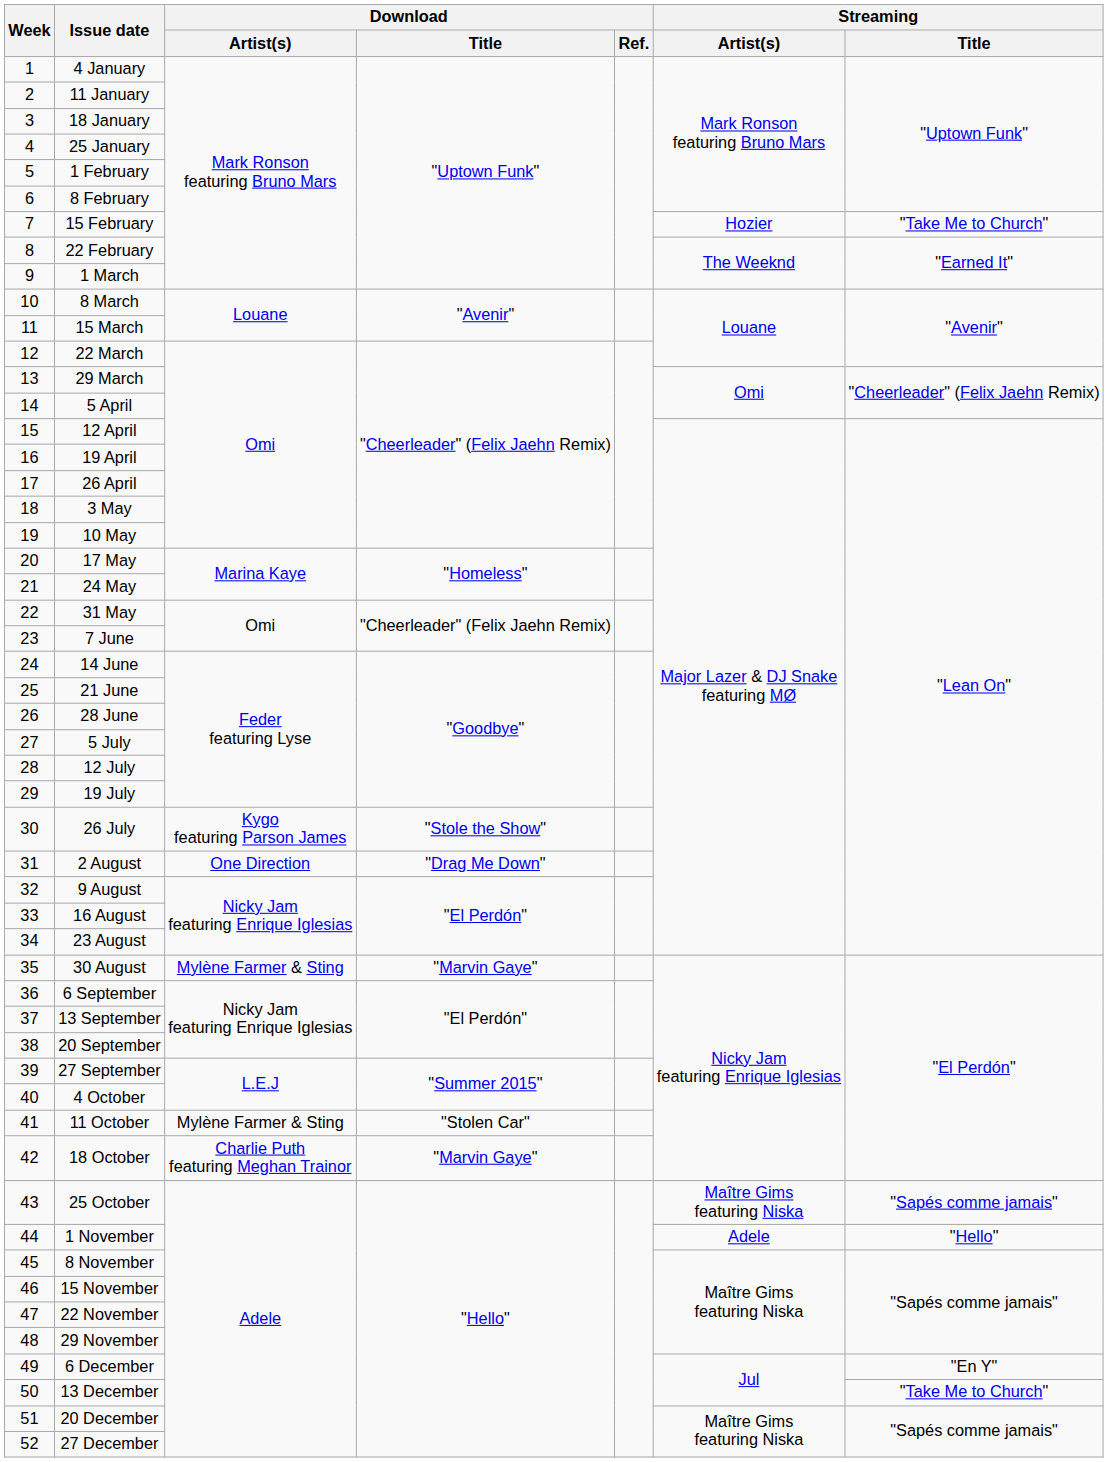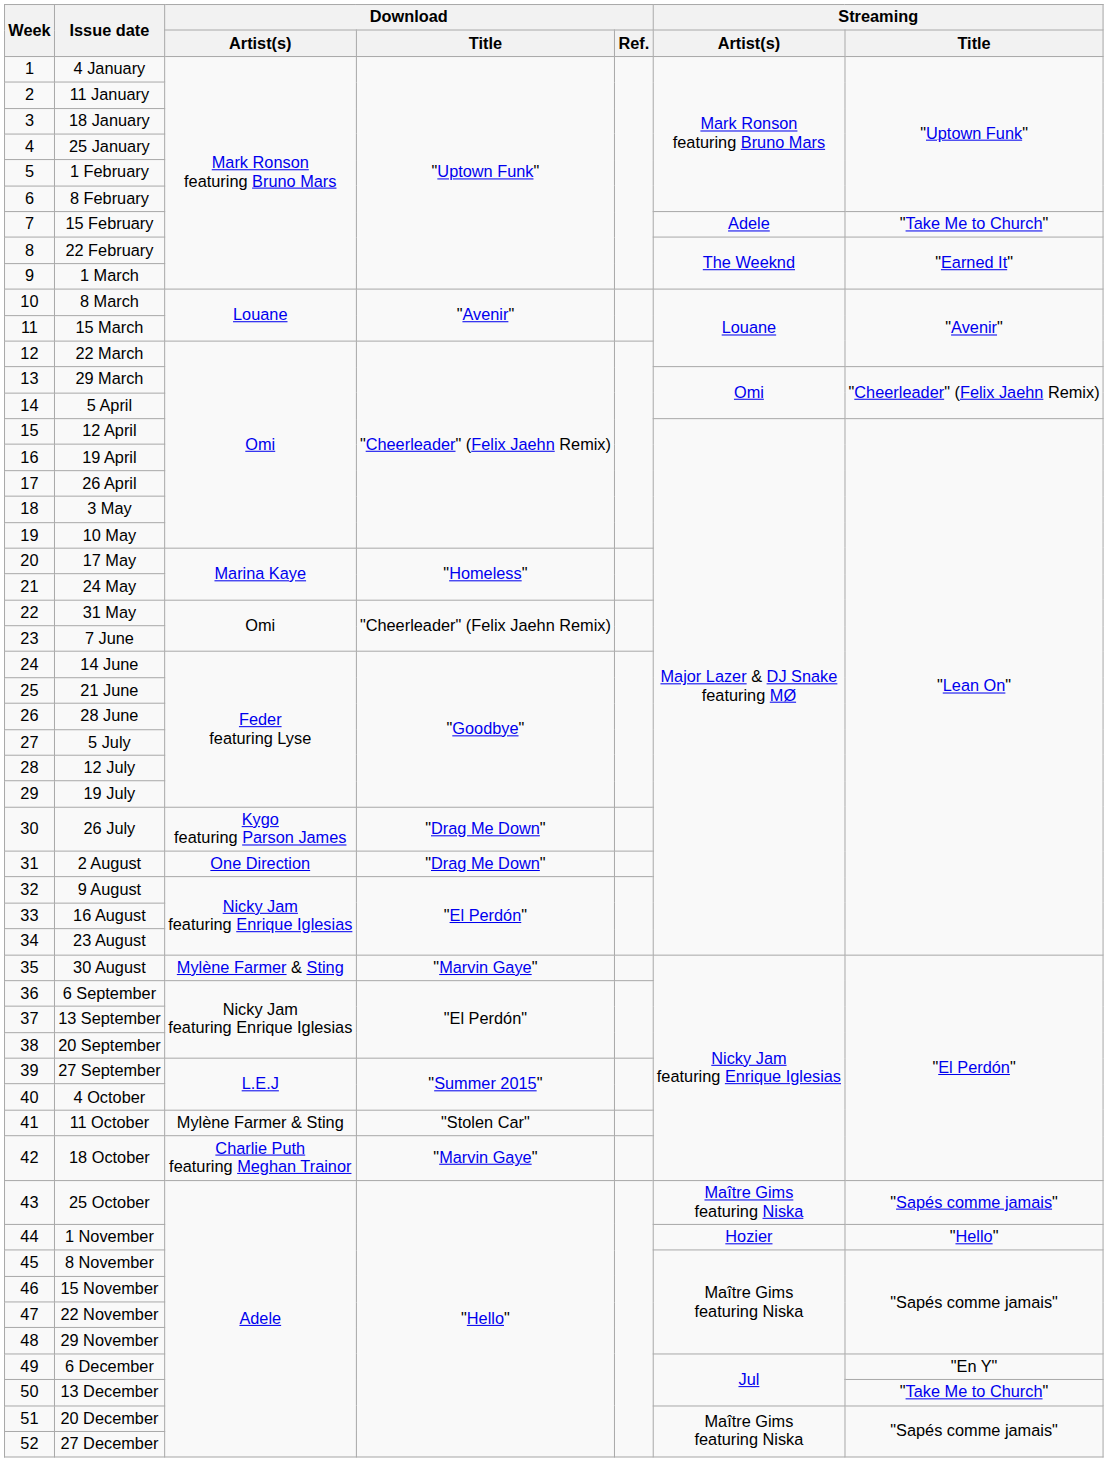(749, 224) Hozier -> (749, 224) Adele
(485, 828) "Stole the Show" -> (485, 828) "Drag Me Down"
(749, 1237) Adele -> (749, 1237) Hozier
